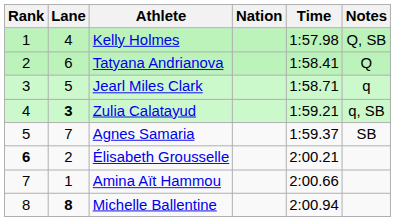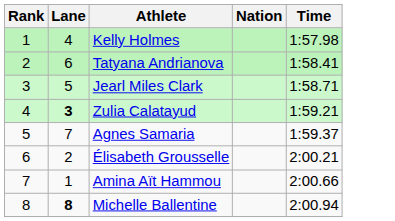- column: (366, 16)
(26, 157) bold -> (26, 157) normal
